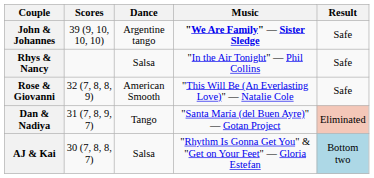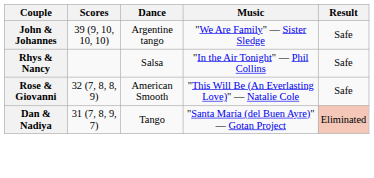(245, 35) bold -> (251, 35) normal
- row: (34, 153)
